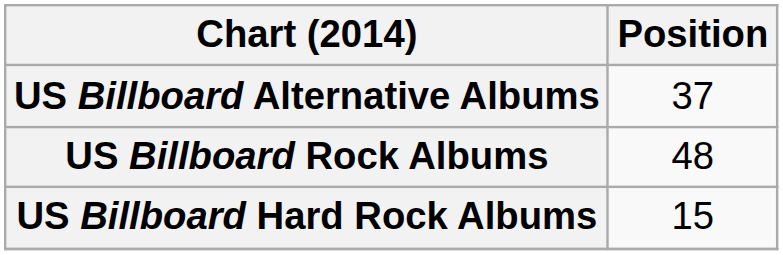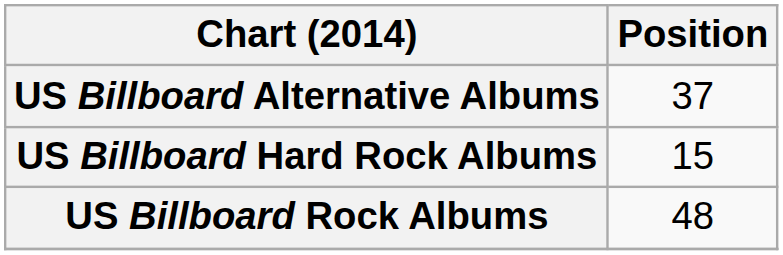rows swapped: (307, 216) <-> (307, 156)
